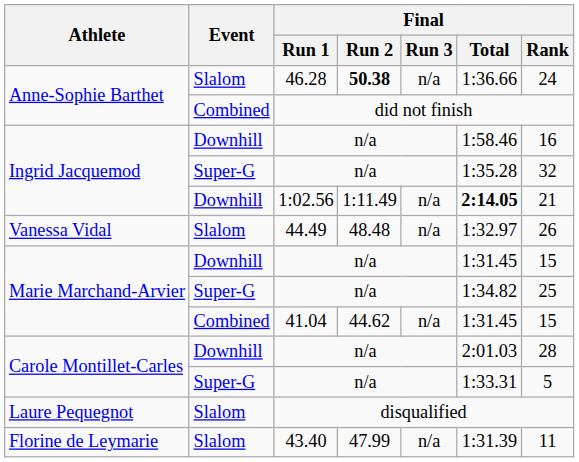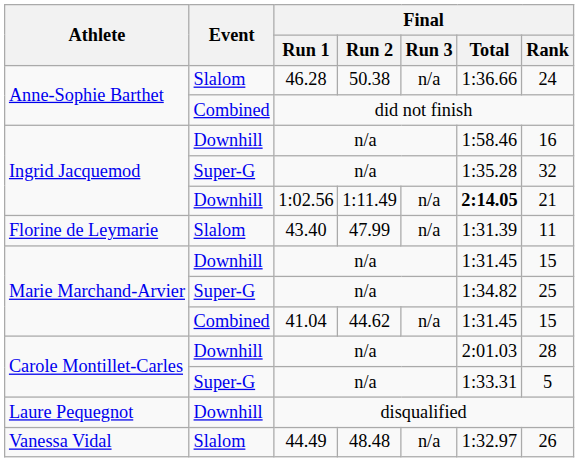(370, 80) bold -> (370, 80) normal
rows swapped: (84, 442) <-> (60, 231)
(219, 412) Slalom -> (228, 412) Downhill
